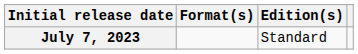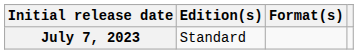columns swapped: (302, 16) <-> (217, 16)
